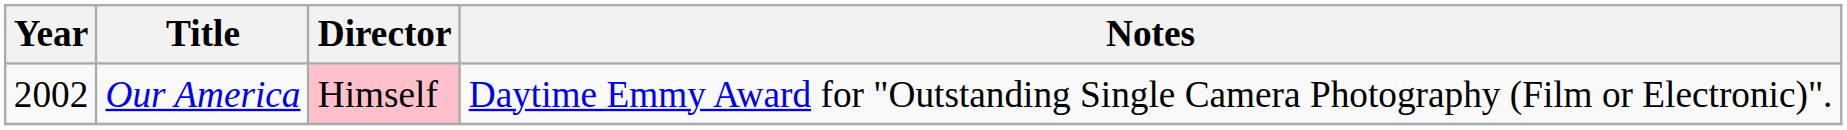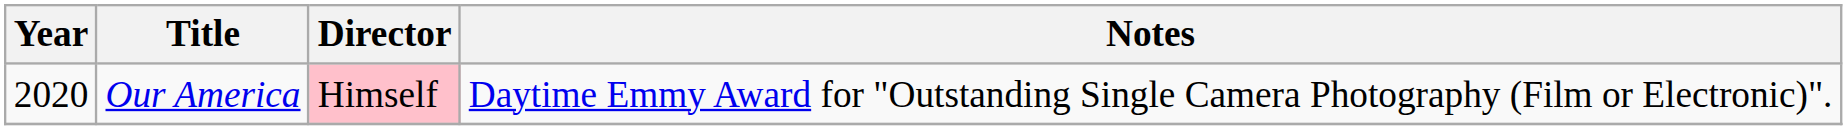(51, 93) 2002 -> (51, 93) 2020
